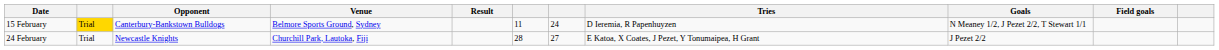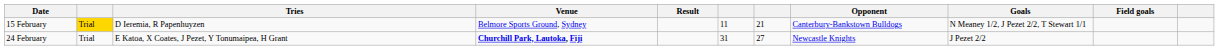columns swapped: (192, 10) <-> (766, 10)
(555, 24) 24 -> (760, 24) 21
(320, 38) normal -> (530, 38) bold
(518, 38) 28 -> (724, 38) 31
